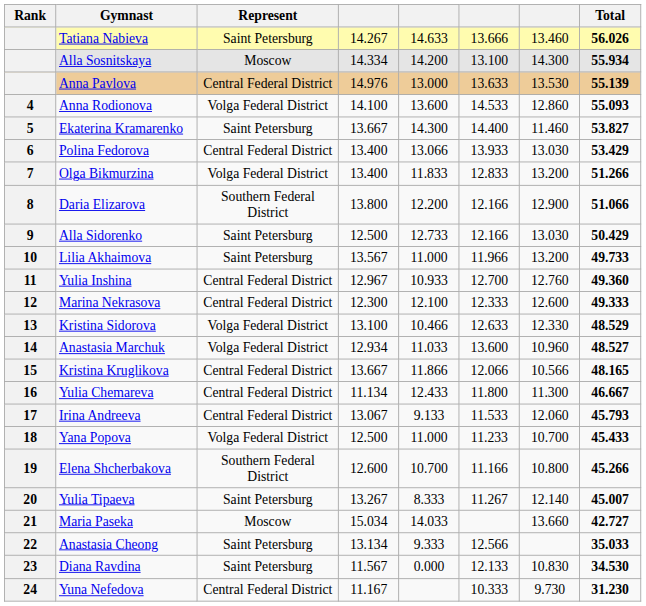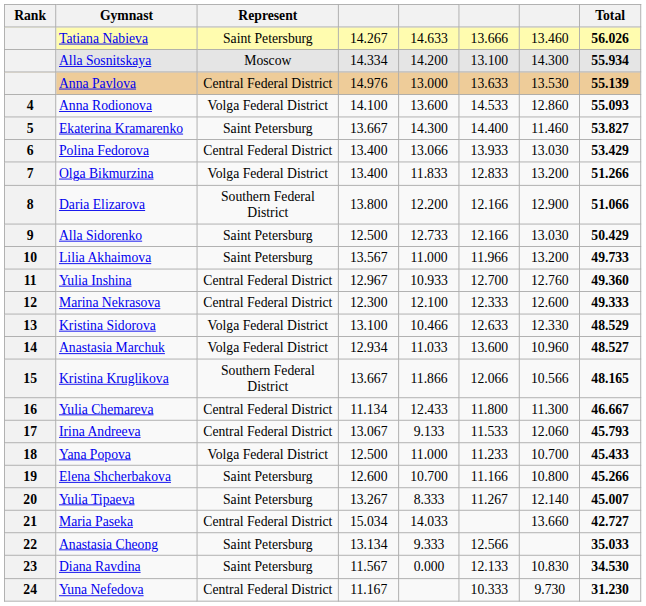(268, 370) Central Federal District -> (268, 378) Southern Federal District
(268, 468) Southern Federal District -> (268, 476) Saint Petersburg
(268, 522) Moscow -> (268, 522) Central Federal District
